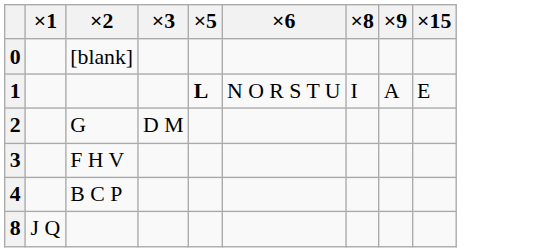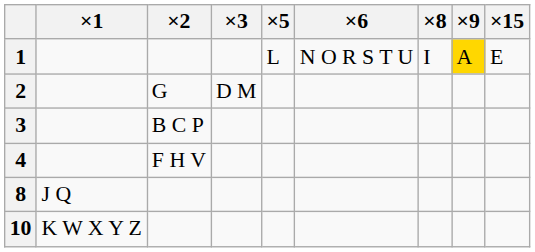- row: (15, 56)
(201, 90) bold -> (273, 56) normal
(392, 90) no background -> (464, 56) gold background
(97, 159) F H V -> (178, 125) B C P
(96, 194) B C P -> (179, 159) F H V
+ row: (21, 228)
